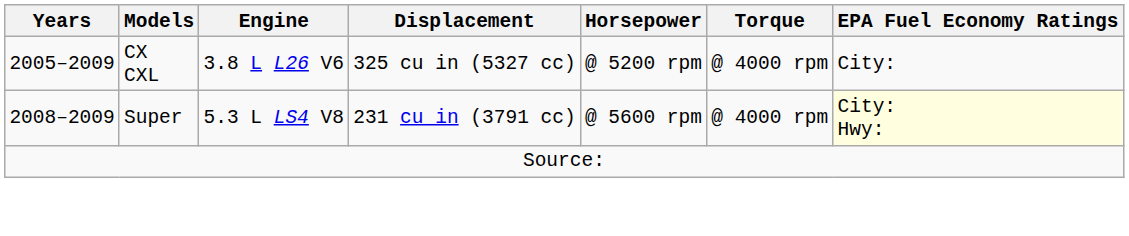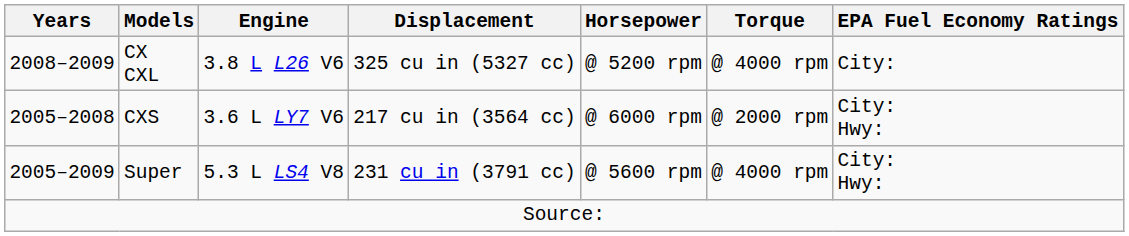(62, 64) 2005–2009 -> (62, 64) 2008–2009
+ row: (142, 118)
(62, 118) 2008–2009 -> (62, 172) 2005–2009
(867, 118) lightyellow background -> (867, 172) no background
